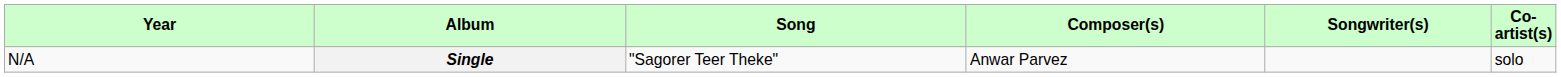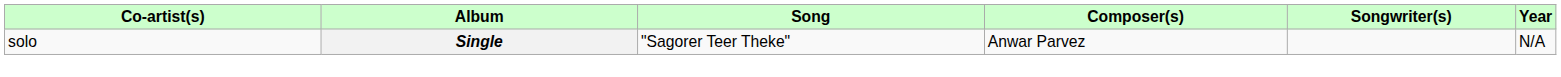columns swapped: (159, 25) <-> (1523, 25)
